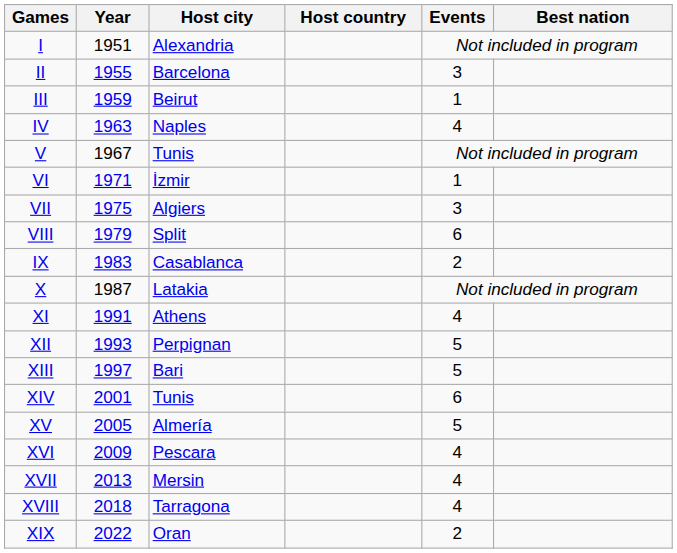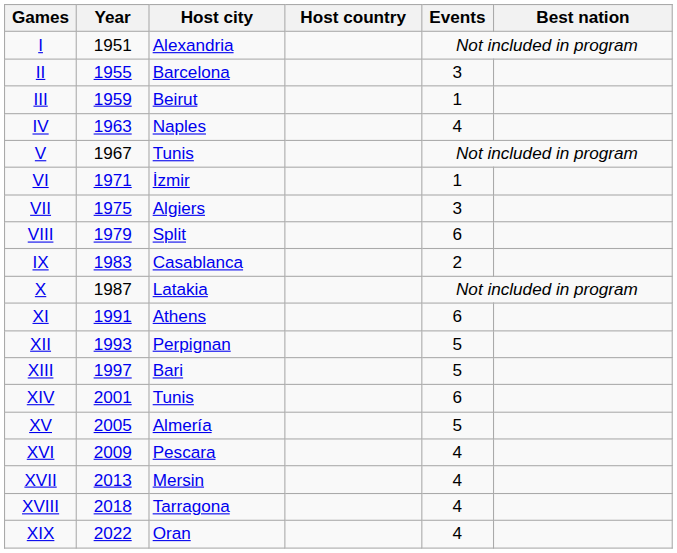(457, 316) 4 -> (457, 316) 6
(457, 533) 2 -> (457, 533) 4
